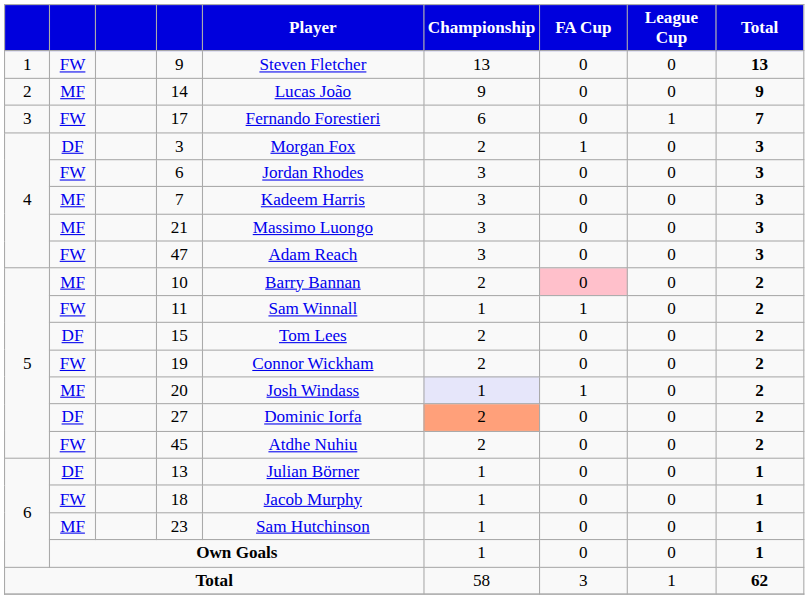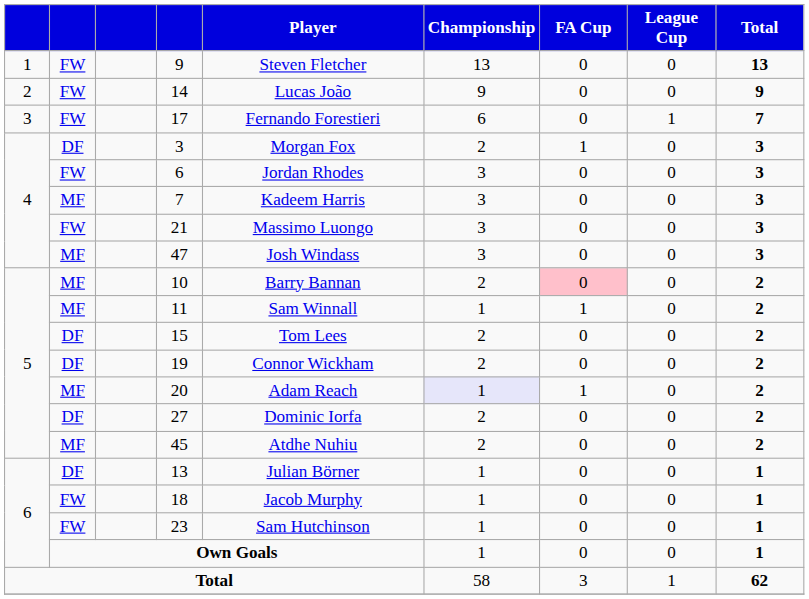(73, 91) MF -> (73, 91) FW
(73, 227) MF -> (73, 227) FW
(73, 254) FW -> (73, 254) MF
(313, 254) Adam Reach -> (313, 254) Josh Windass
(73, 308) FW -> (73, 308) MF
(73, 363) FW -> (73, 363) DF
(313, 390) Josh Windass -> (313, 390) Adam Reach
(482, 417) lightsalmon background -> (482, 417) no background
(73, 444) FW -> (73, 444) MF
(73, 526) MF -> (73, 526) FW
